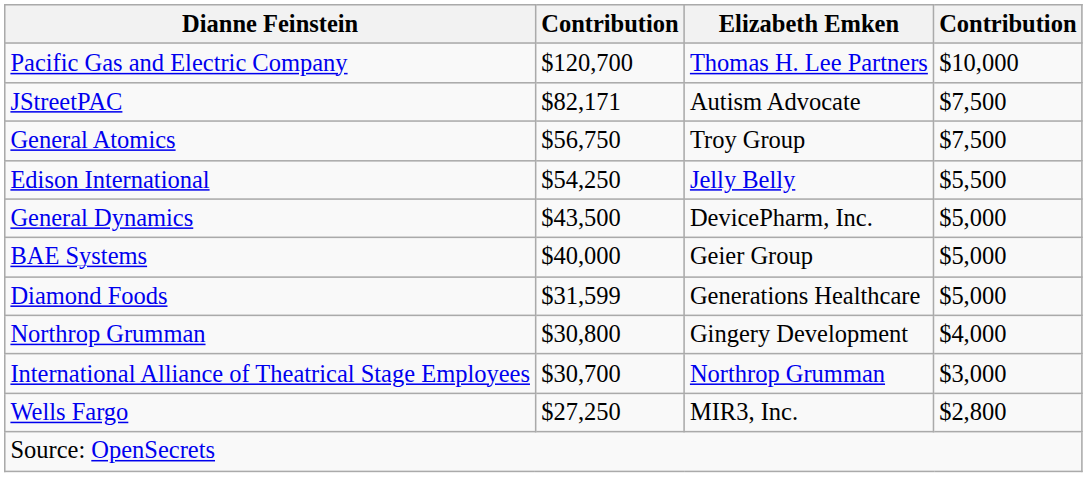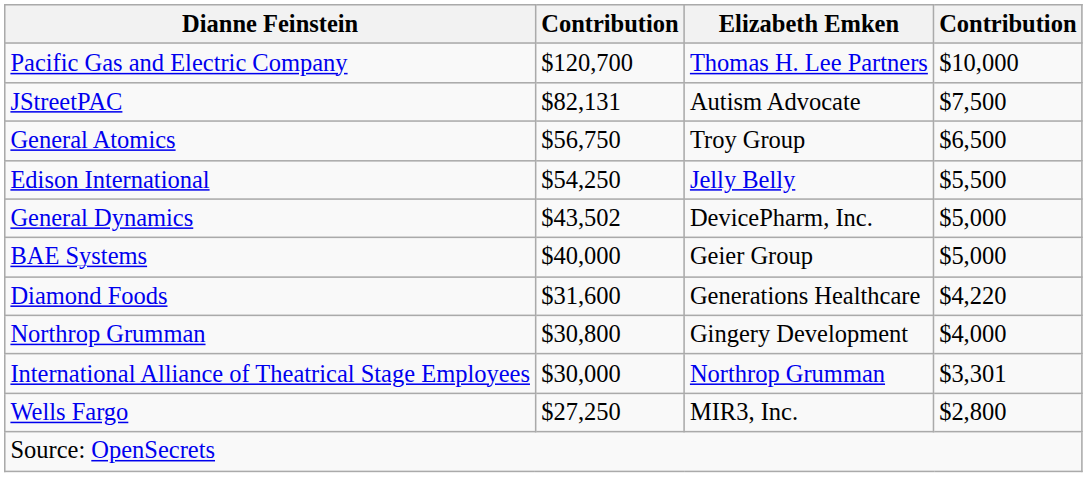(581, 101) $82,171 -> (581, 101) $82,131
(973, 140) $7,500 -> (973, 140) $6,500
(581, 218) $43,500 -> (581, 218) $43,502
(581, 295) $31,599 -> (581, 295) $31,600
(973, 295) $5,000 -> (973, 295) $4,220
(581, 373) $30,700 -> (581, 373) $30,000
(973, 373) $3,000 -> (973, 373) $3,301
